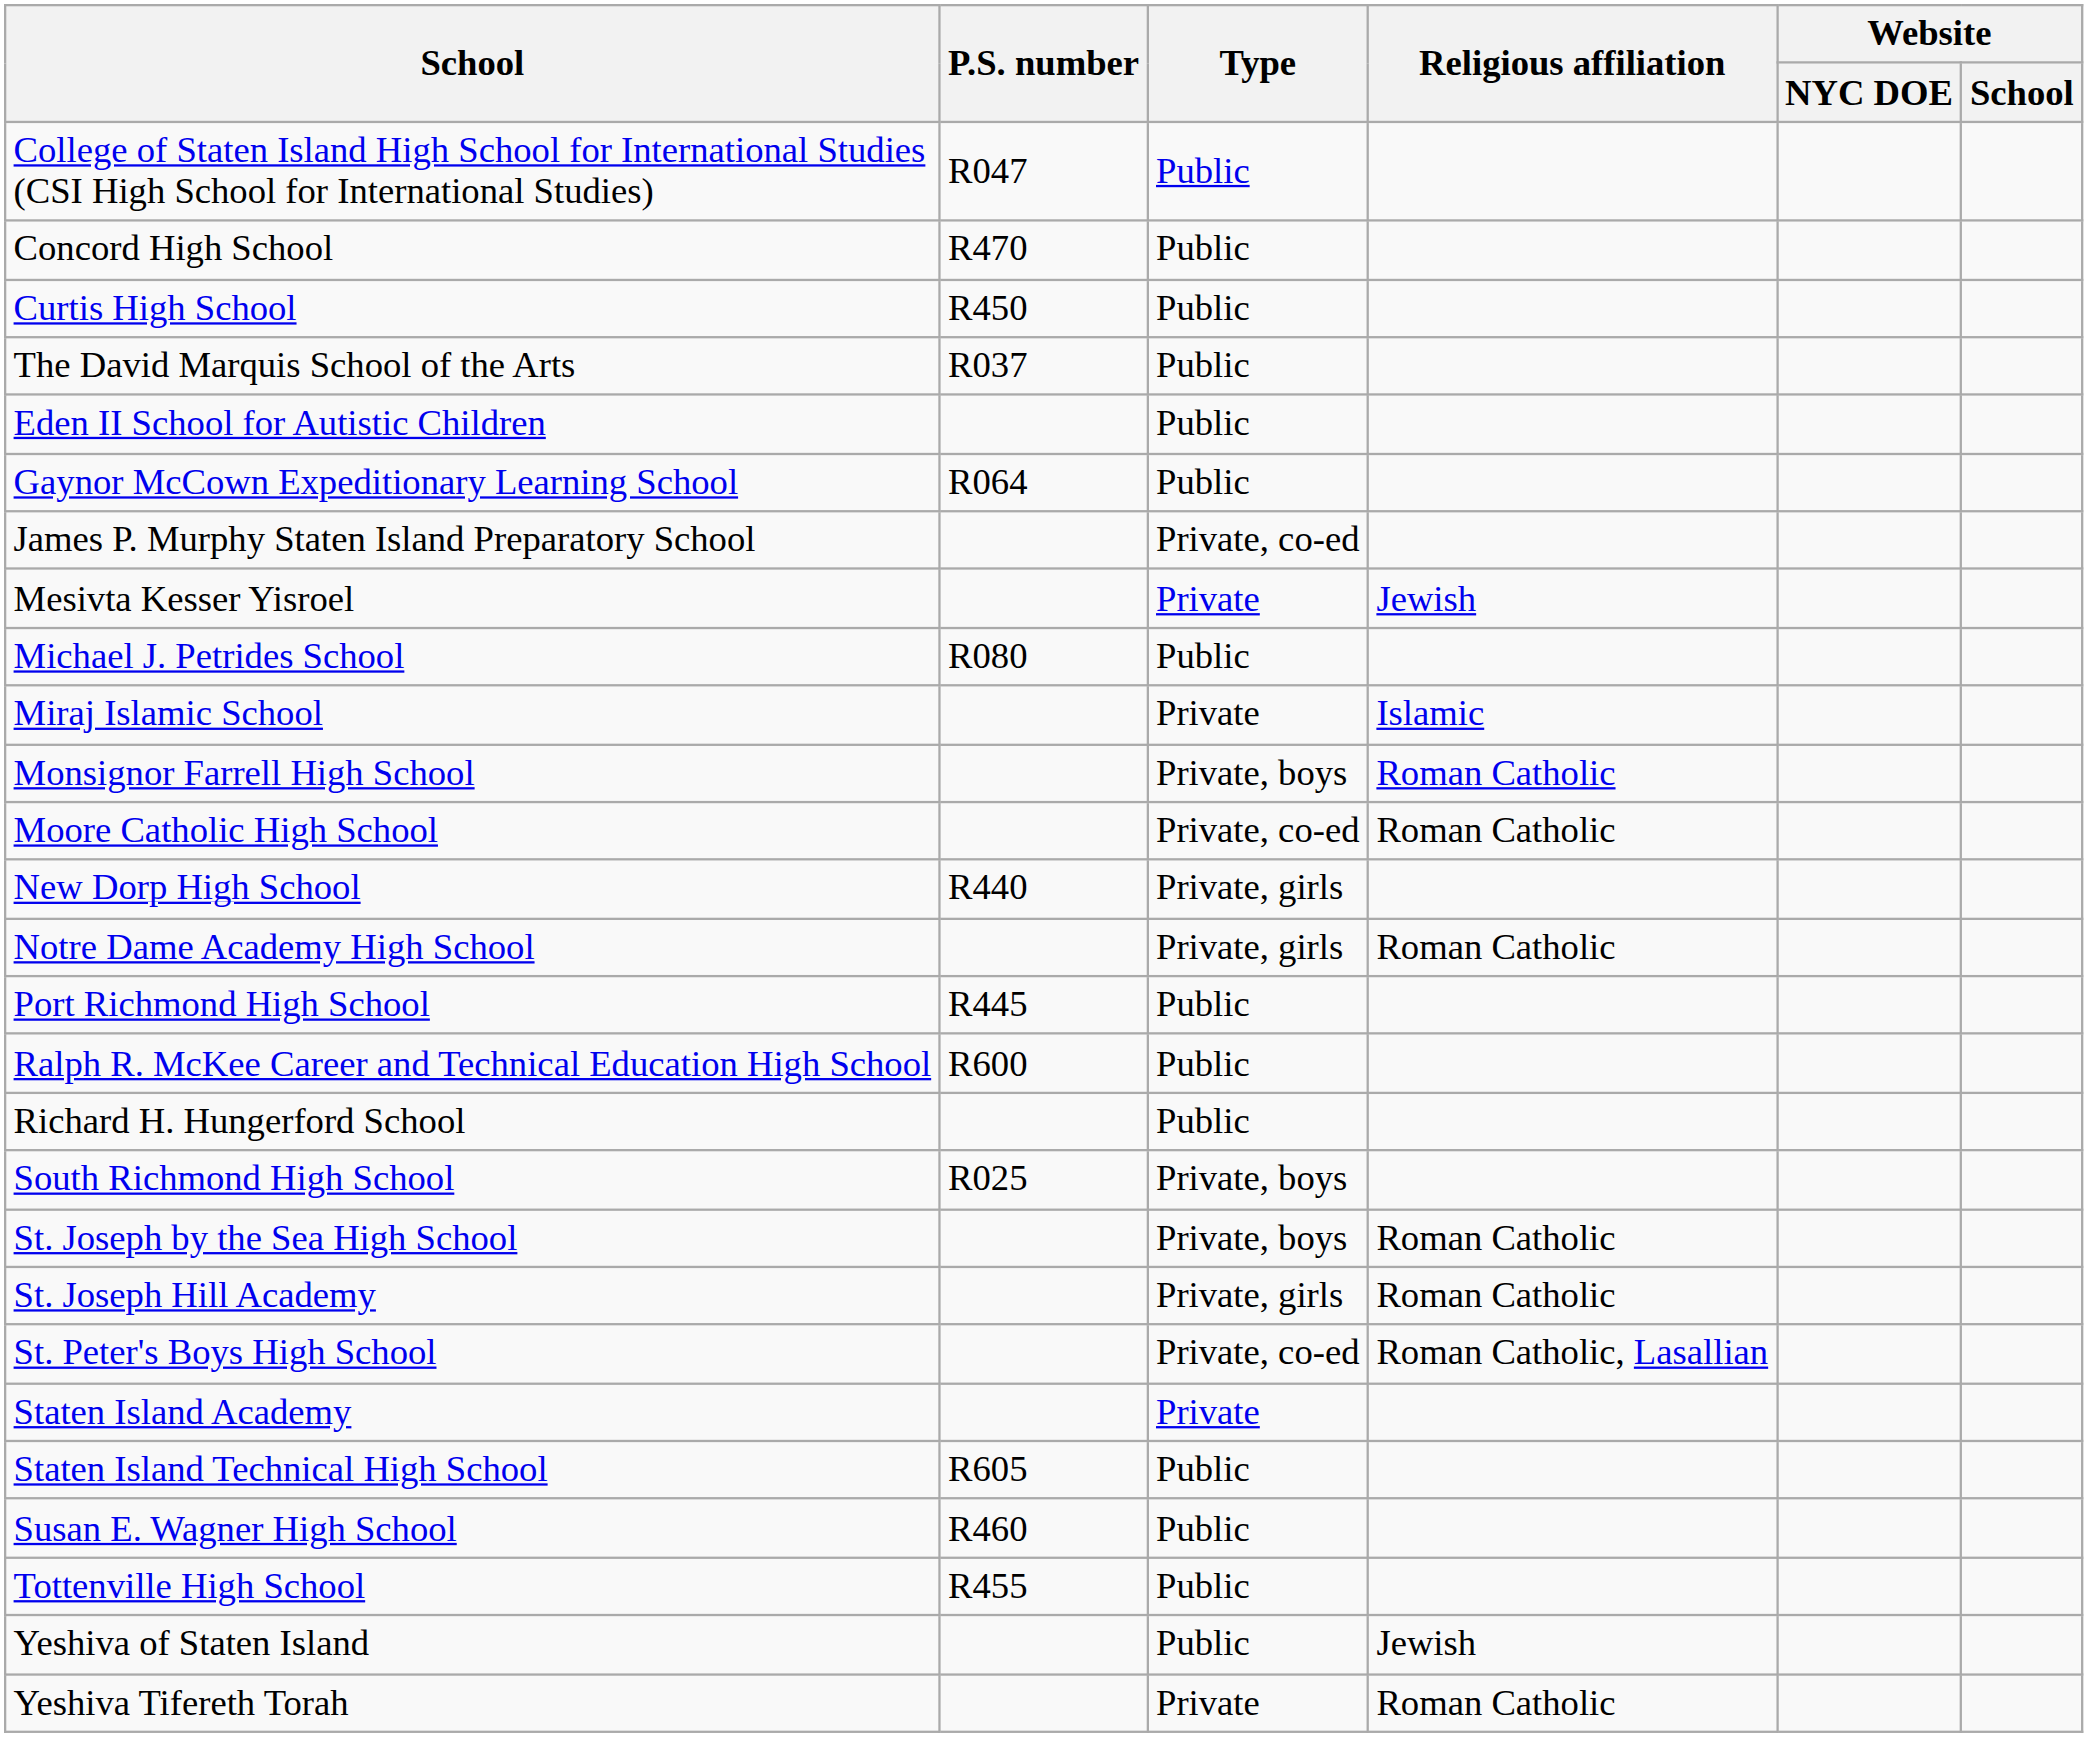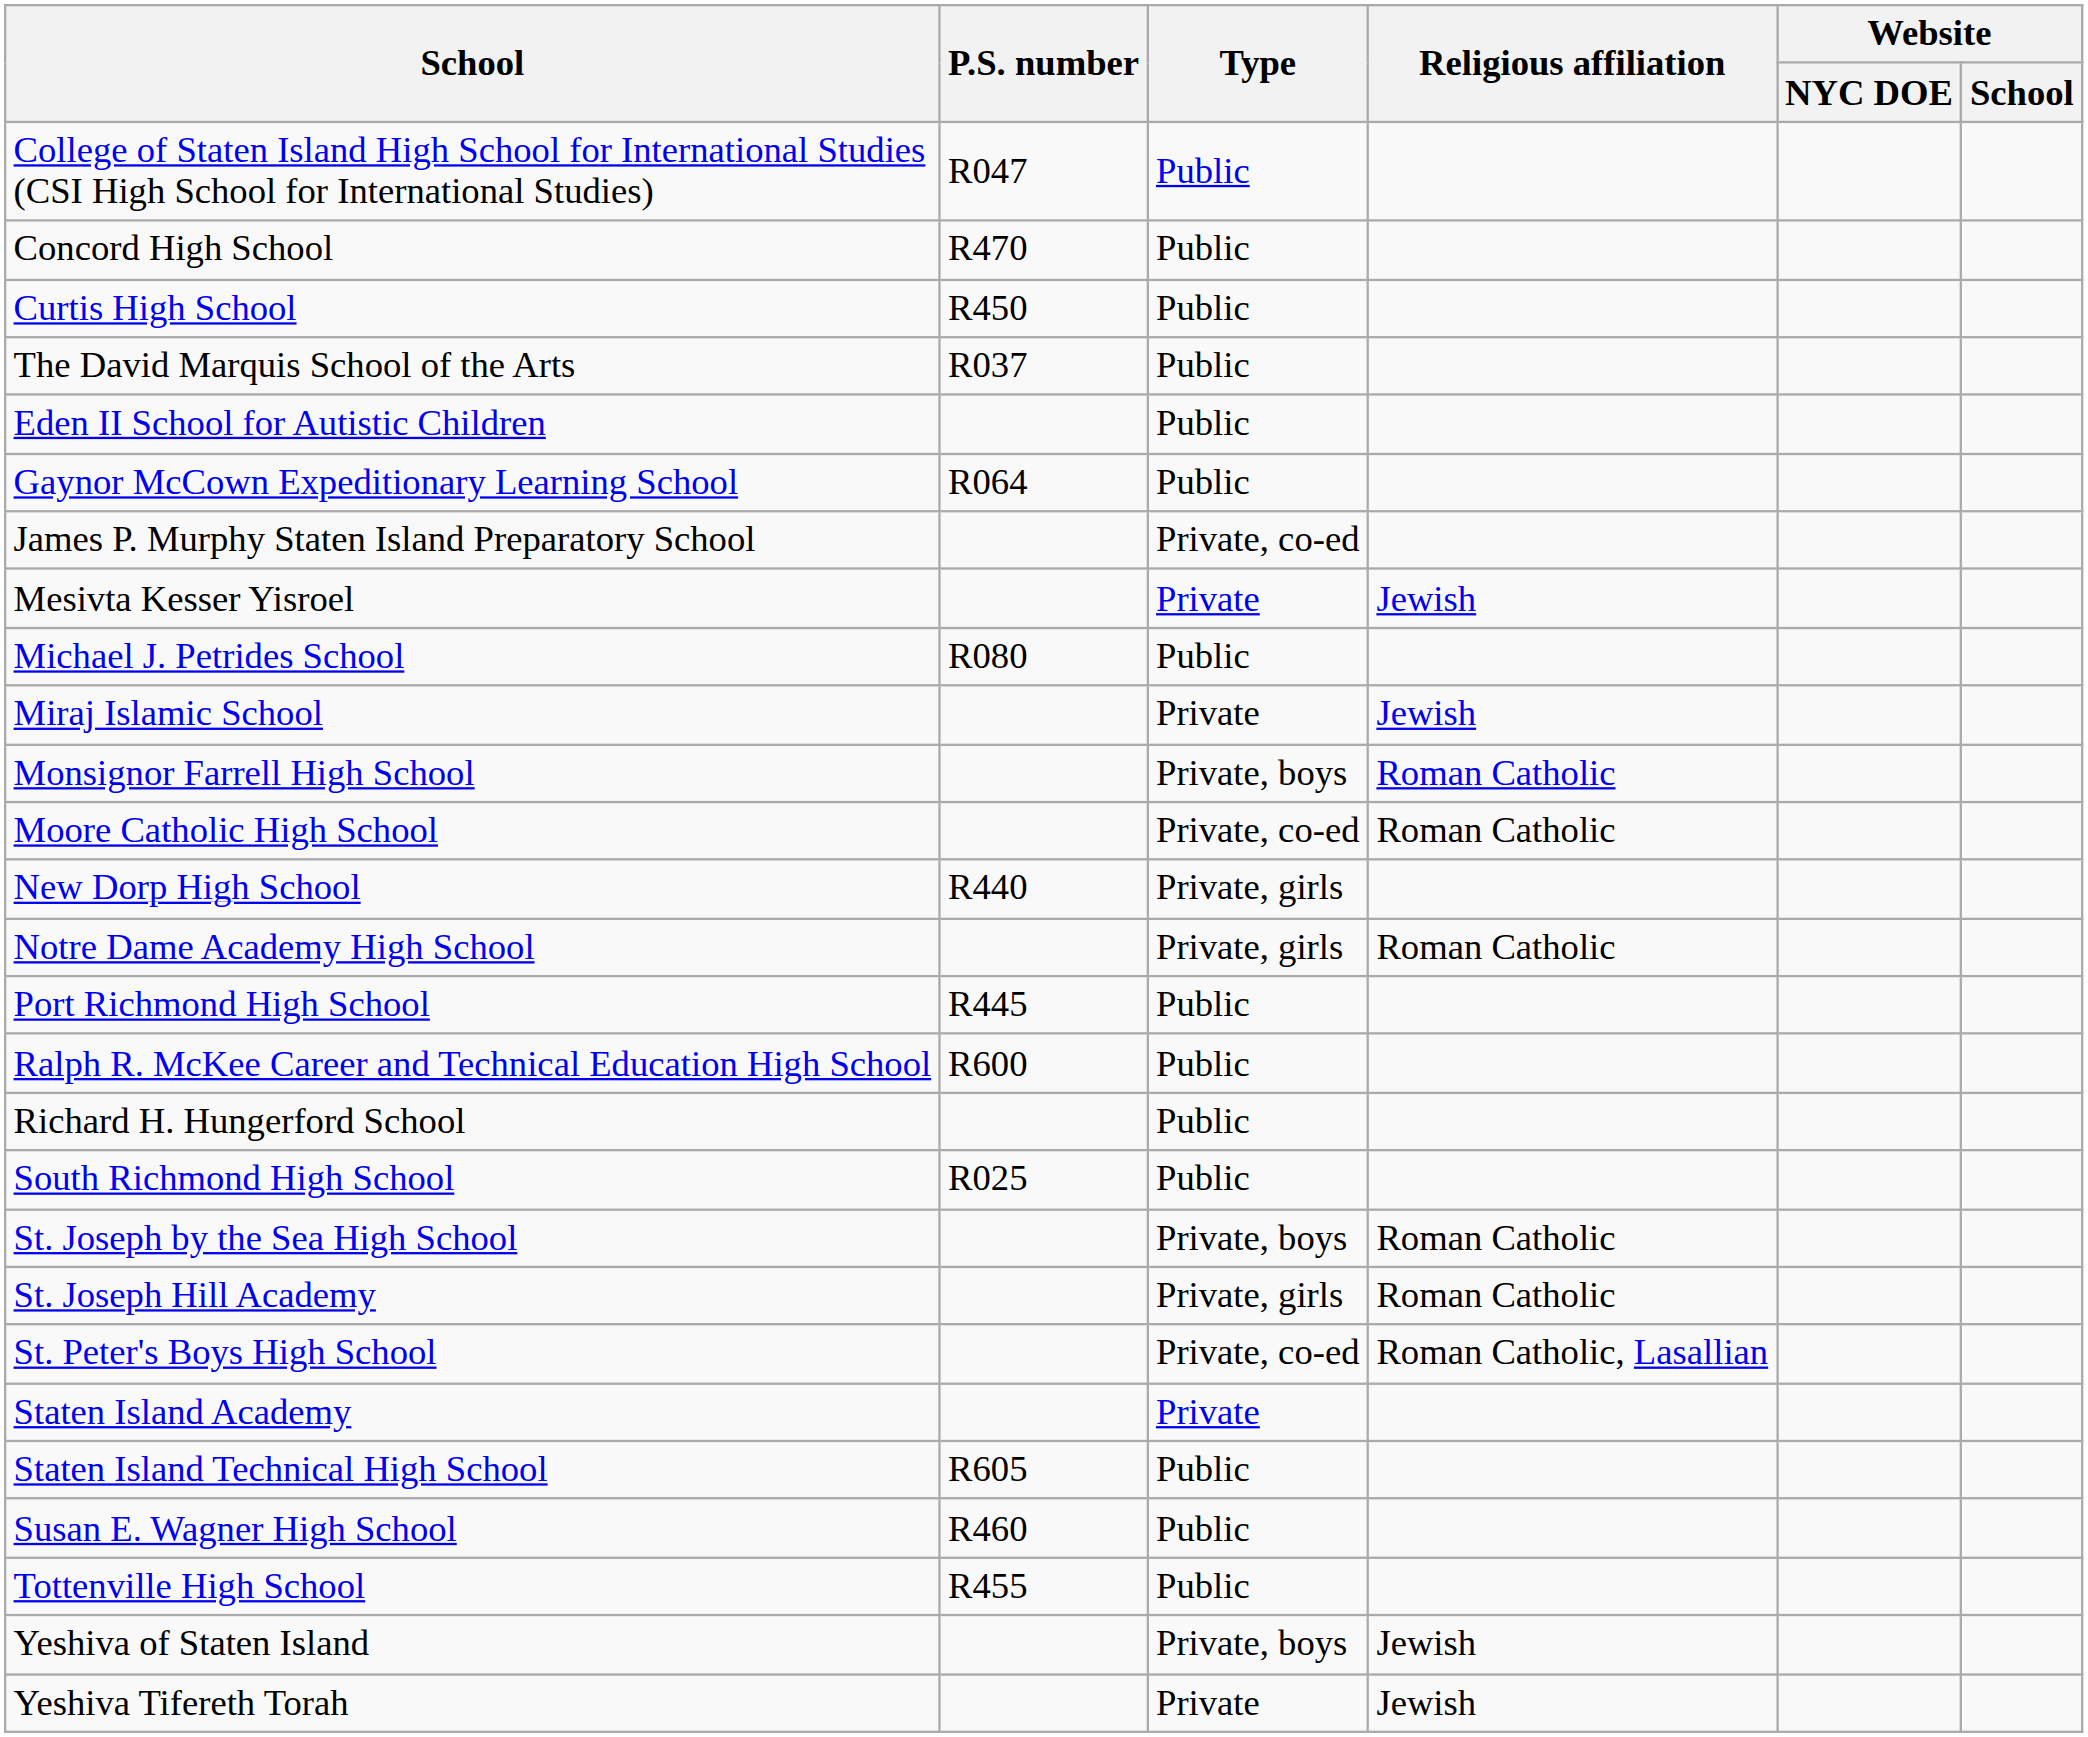(1430, 713) Islamic -> (1426, 713) Jewish
(1252, 1178) Private, boys -> (1203, 1178) Public
(1203, 1643) Public -> (1252, 1643) Private, boys
(1496, 1701) Roman Catholic -> (1426, 1701) Jewish
